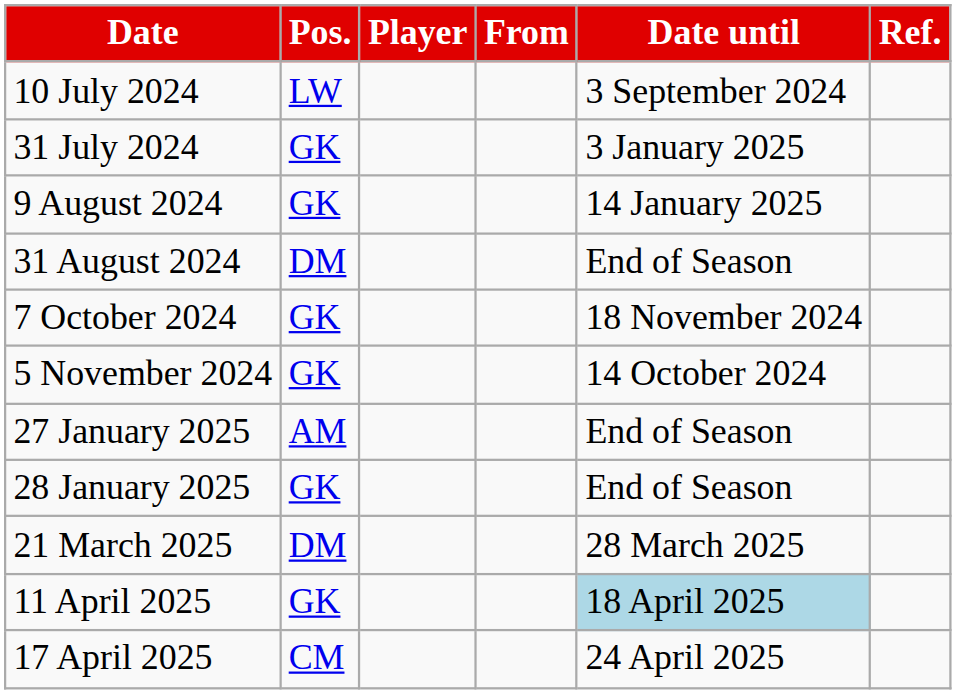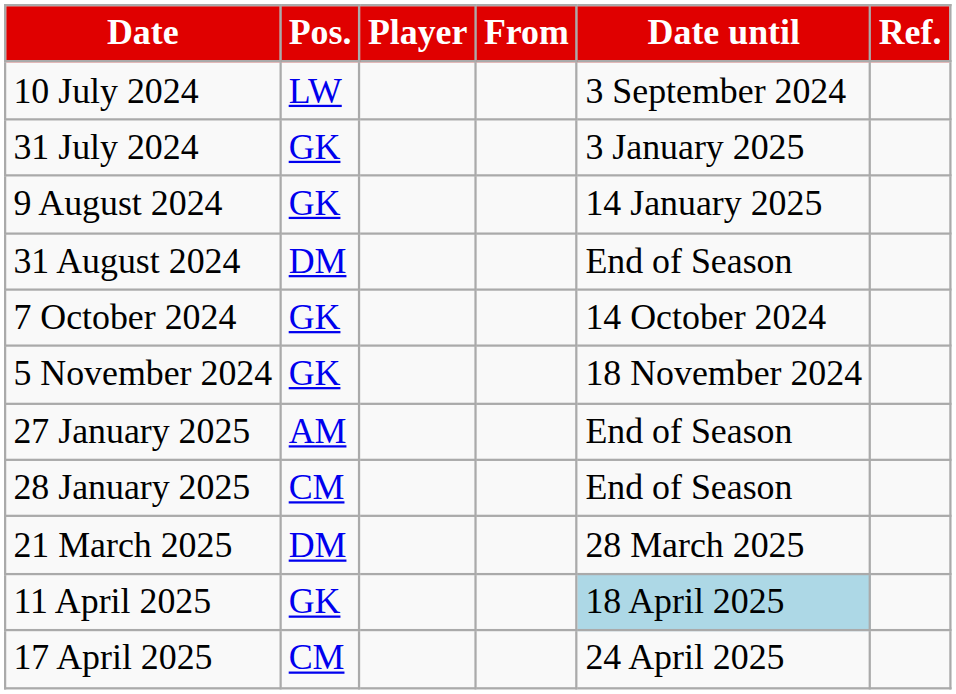(724, 317) 18 November 2024 -> (706, 317) 14 October 2024
(706, 373) 14 October 2024 -> (724, 373) 18 November 2024
(315, 487) GK -> (317, 487) CM
